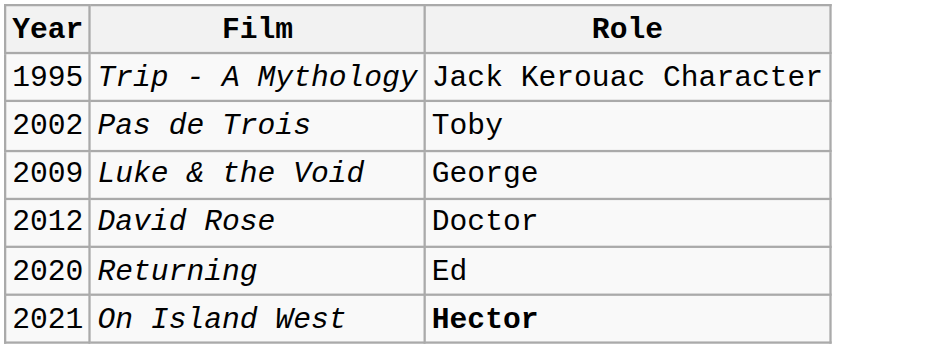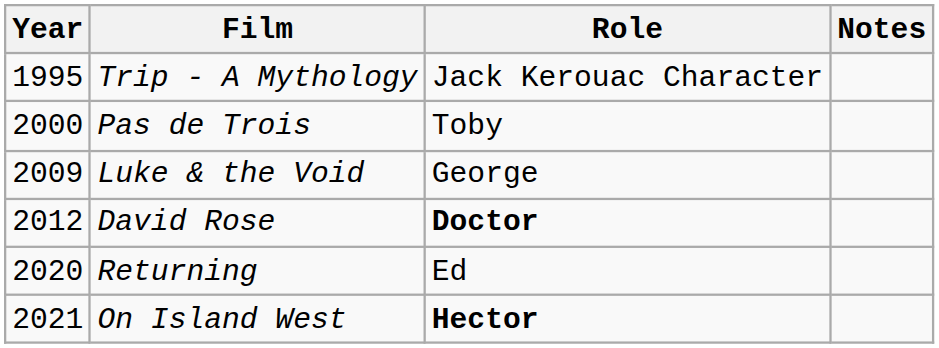+ column: (882, 29)
(48, 126) 2002 -> (48, 126) 2000
(485, 223) normal -> (485, 223) bold
